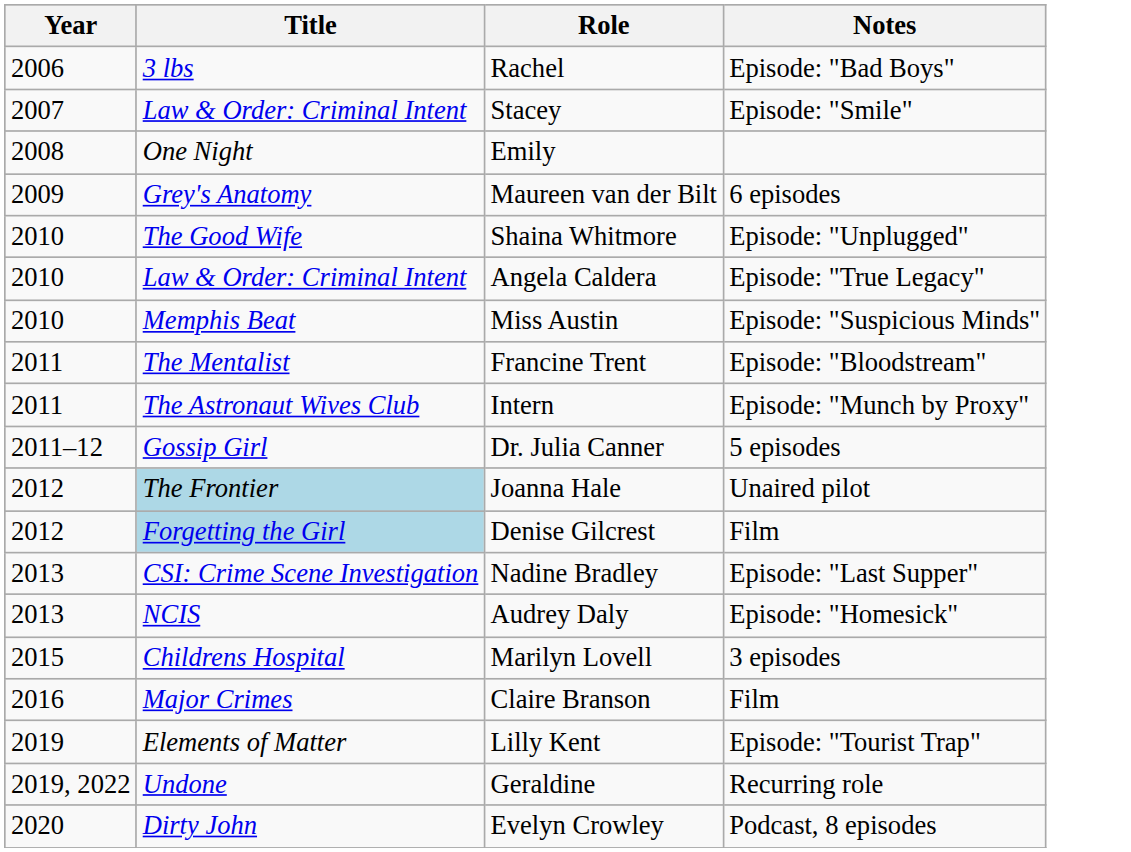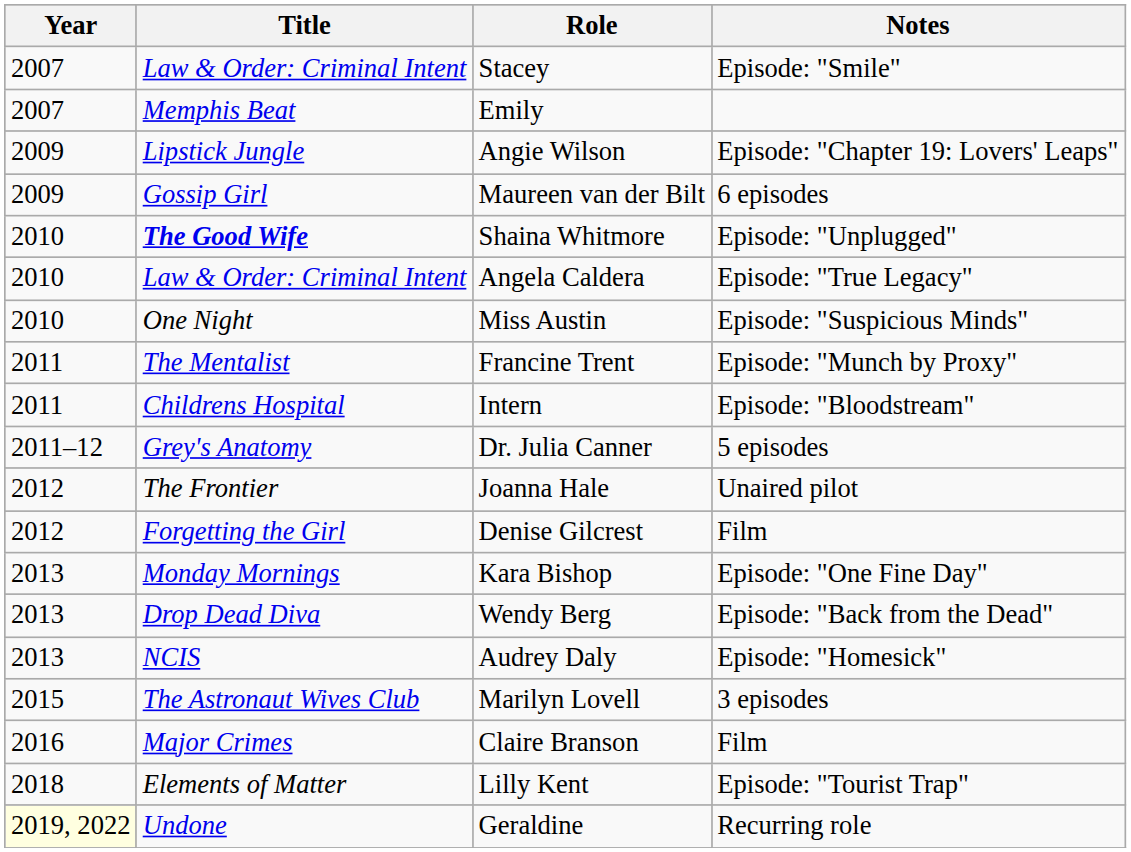- row: (527, 67)
(38, 151) 2008 -> (38, 109) 2007
(198, 151) One Night -> (219, 109) Memphis Beat
+ row: (552, 151)
(227, 194) Grey's Anatomy -> (205, 194) Gossip Girl
(222, 236) normal -> (225, 236) bold
(219, 320) Memphis Beat -> (198, 320) One Night
(858, 362) Episode: "Bloodstream" -> (867, 362) Episode: "Munch by Proxy"
(281, 404) The Astronaut Wives Club -> (244, 404) Childrens Hospital
(879, 404) Episode: "Munch by Proxy" -> (846, 404) Episode: "Bloodstream"
(205, 446) Gossip Girl -> (227, 446) Grey's Anatomy
(210, 488) lightblue background -> (210, 488) no background
(244, 531) lightblue background -> (244, 531) no background
+ row: (545, 573)
+ row: (545, 615)
- row: (574, 573)
(244, 657) Childrens Hospital -> (281, 699) The Astronaut Wives Club
(38, 741) 2019 -> (38, 783) 2018
(71, 783) no background -> (71, 825) lightyellow background
- row: (577, 825)
